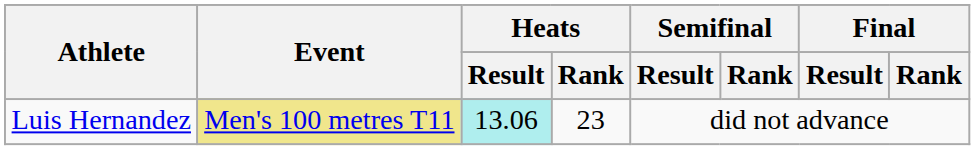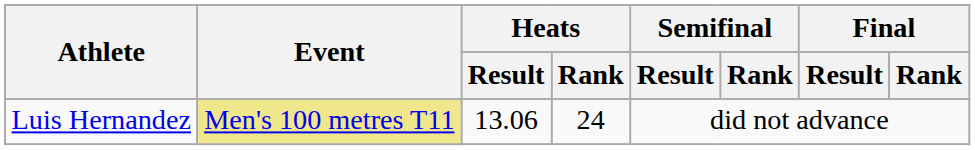(506, 121) paleturquoise background -> (506, 121) no background
(591, 121) 23 -> (591, 121) 24
